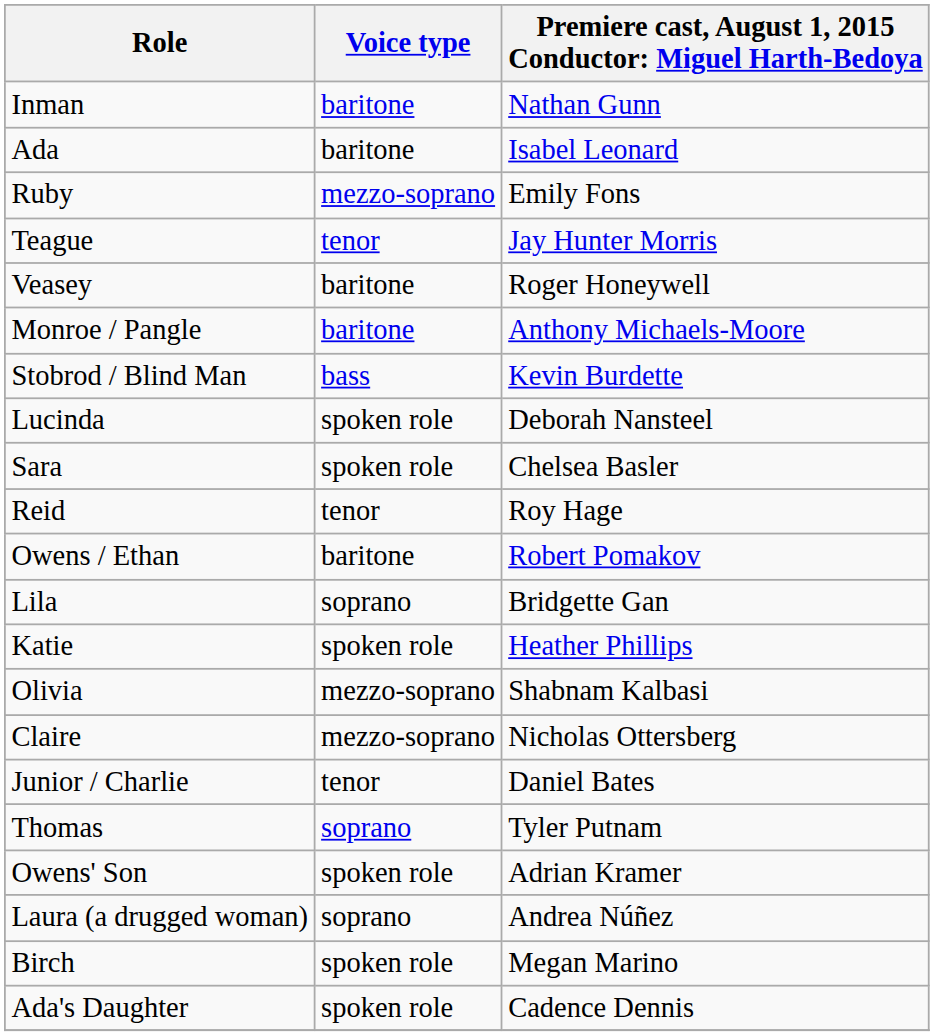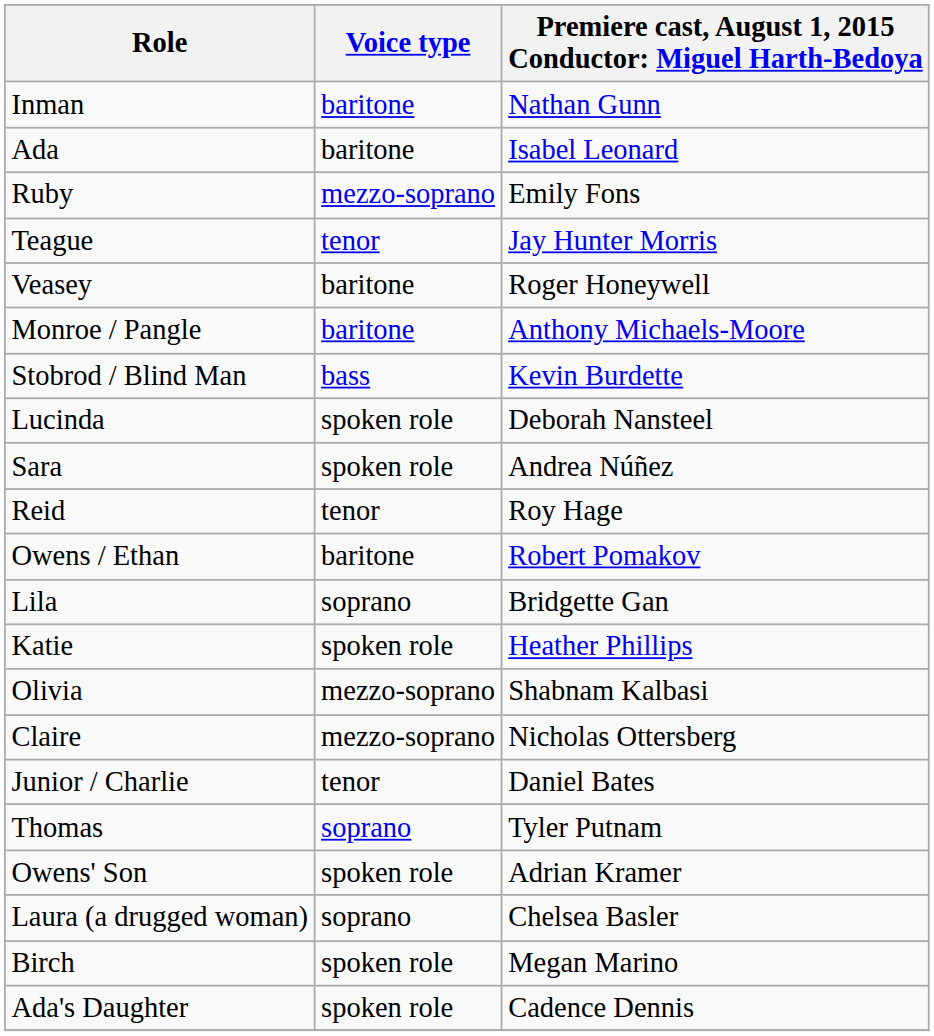(593, 465) Chelsea Basler -> (591, 465) Andrea Núñez
(591, 917) Andrea Núñez -> (593, 917) Chelsea Basler
